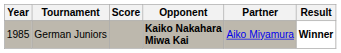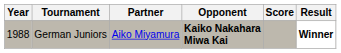columns swapped: (260, 13) <-> (126, 13)
(18, 35) 1985 -> (18, 35) 1988
